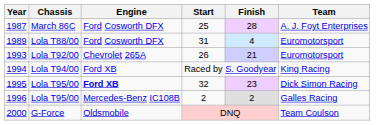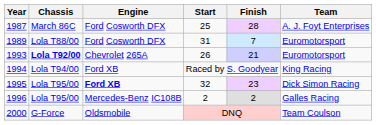(252, 41) 4 -> (253, 41) 7
(55, 55) normal -> (56, 55) bold
